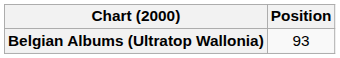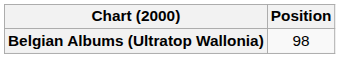(301, 41) 93 -> (301, 41) 98
